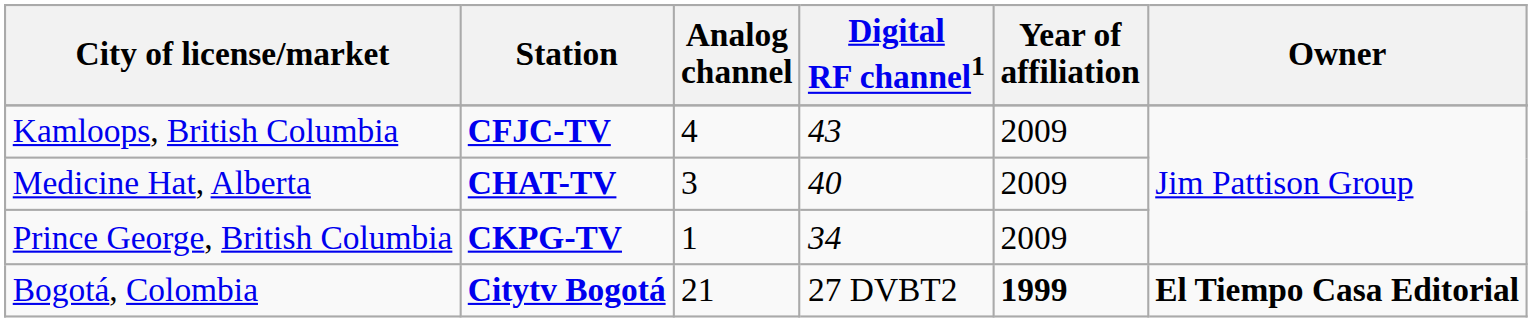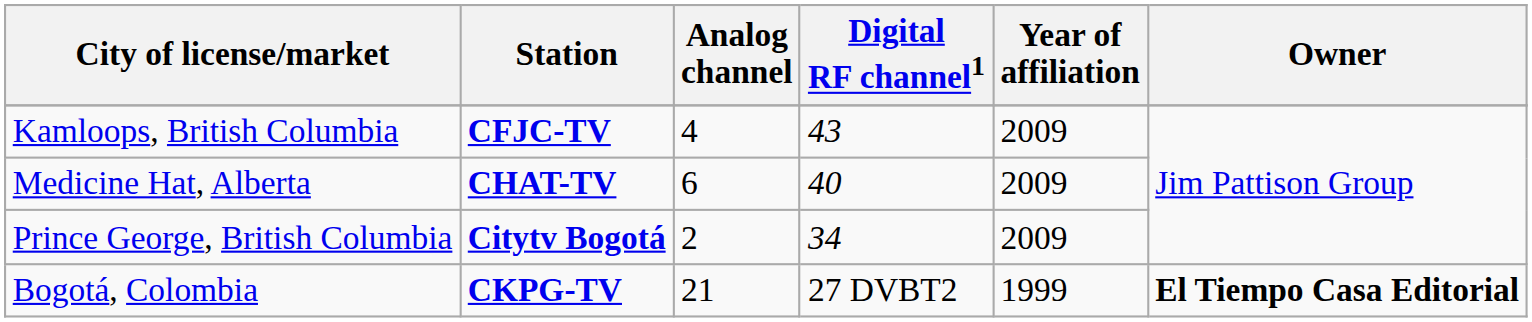(689, 183) 3 -> (689, 183) 6
(545, 236) CKPG-TV -> (567, 236) Citytv Bogotá
(689, 236) 1 -> (689, 236) 2
(567, 289) Citytv Bogotá -> (545, 289) CKPG-TV
(1034, 289) bold -> (1034, 289) normal
